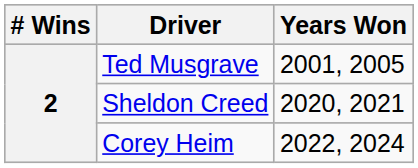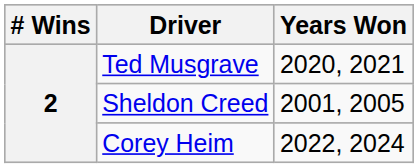(342, 64) 2001, 2005 -> (342, 64) 2020, 2021
(342, 104) 2020, 2021 -> (342, 104) 2001, 2005
